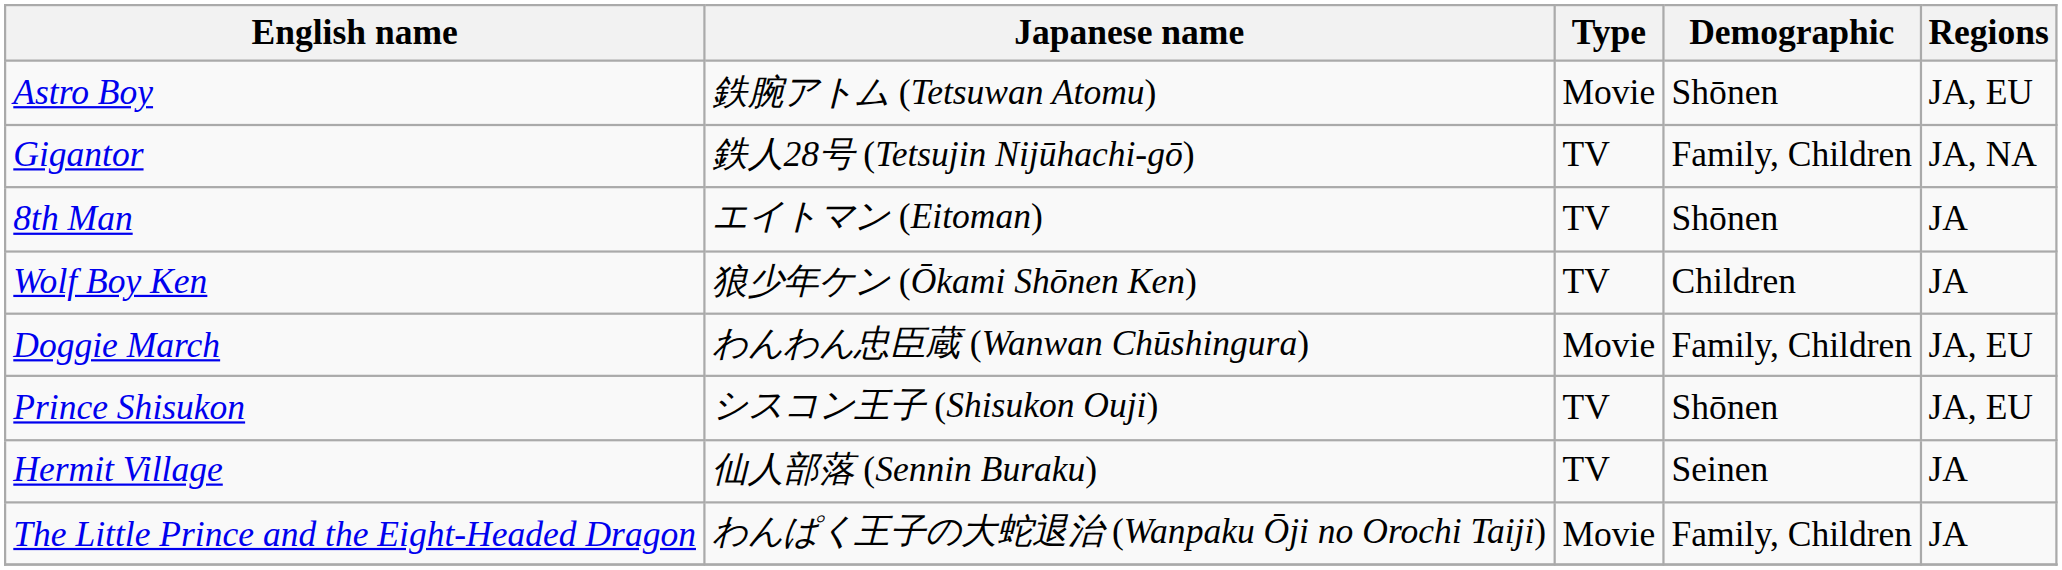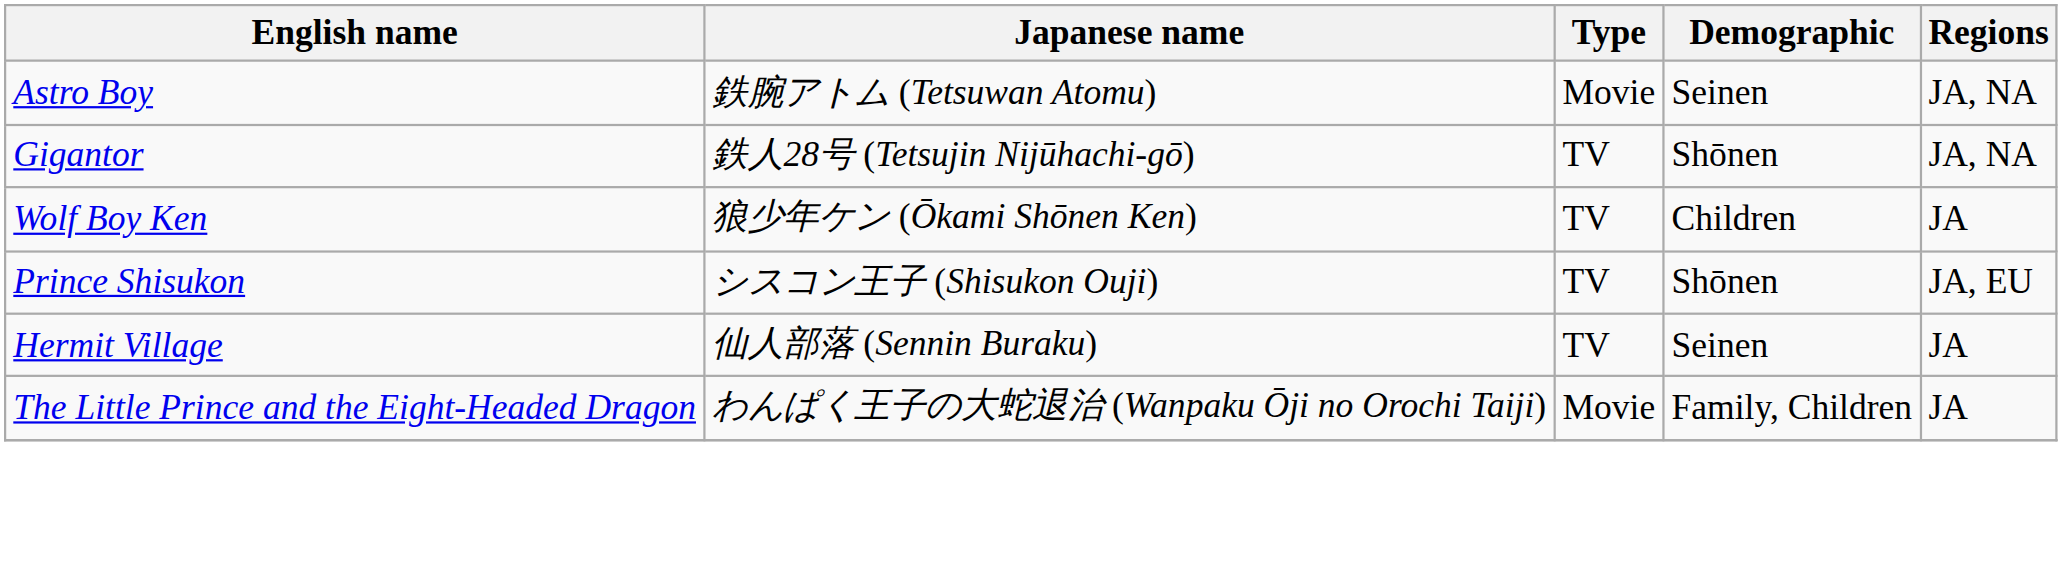(1725, 92) Shōnen -> (1720, 92) Seinen
(1981, 92) JA, EU -> (1983, 92) JA, NA
(1792, 155) Family, Children -> (1725, 155) Shōnen
- row: (73, 218)
- row: (117, 344)
